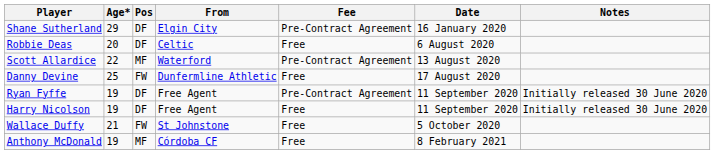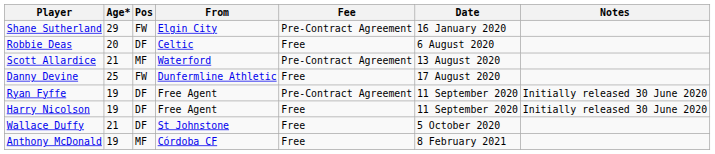(141, 29) DF -> (141, 29) FW
(113, 61) 22 -> (113, 61) 21
(141, 125) FW -> (141, 125) DF
